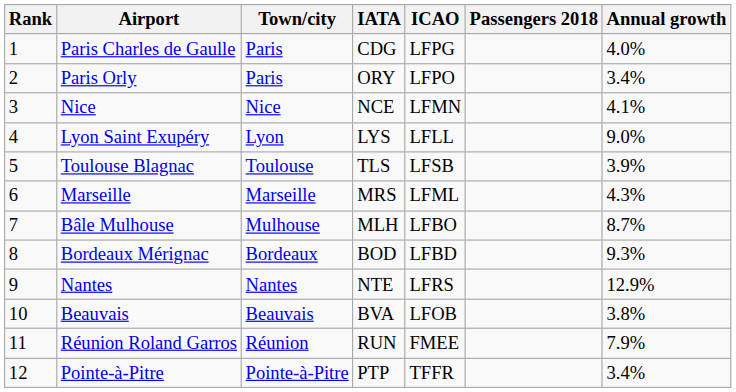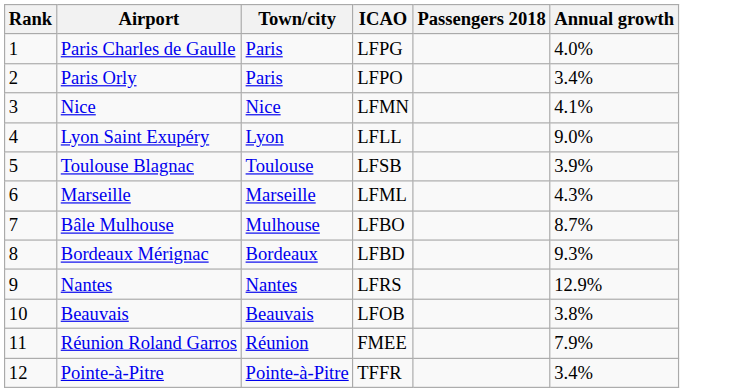- column: (379, 19)
